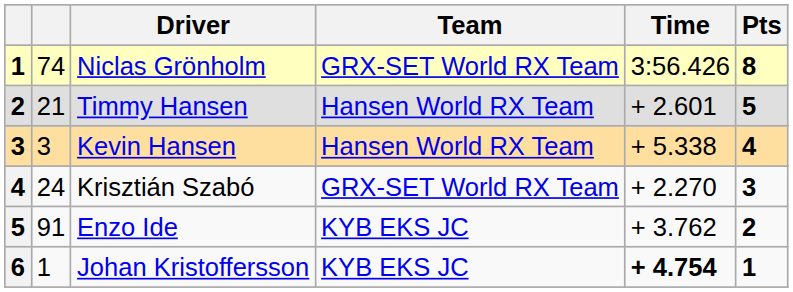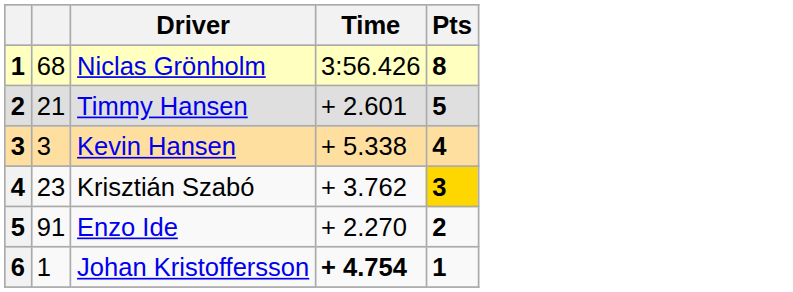- column: (470, 25)
(51, 66) 74 -> (51, 66) 68
(51, 187) 24 -> (51, 187) 23
(674, 187) + 2.270 -> (364, 187) + 3.762
(749, 187) no background -> (439, 187) gold background
(674, 227) + 3.762 -> (364, 227) + 2.270
